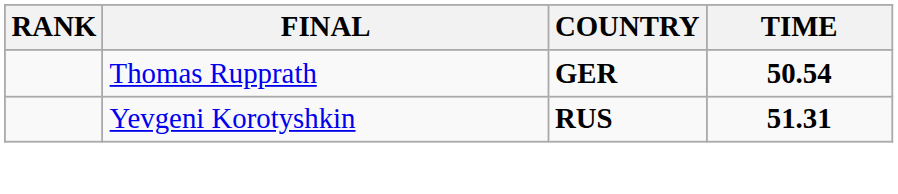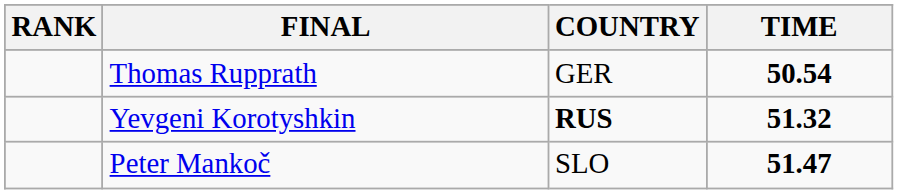(586, 73) bold -> (584, 73) normal
(799, 118) 51.31 -> (799, 118) 51.32
+ row: (190, 164)
